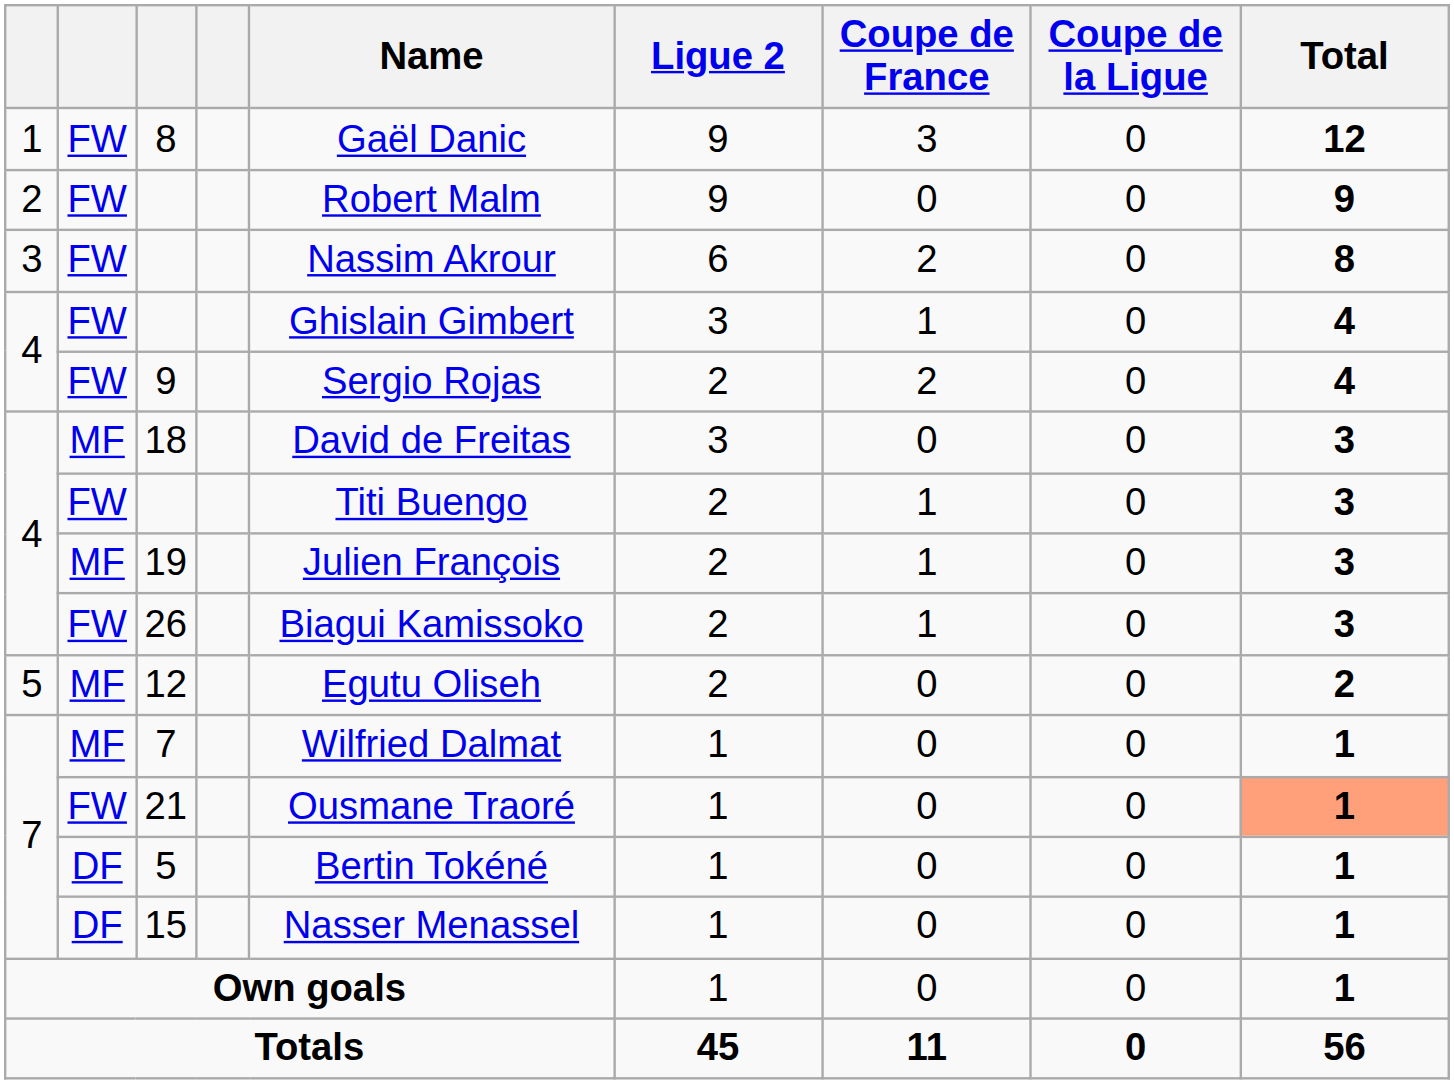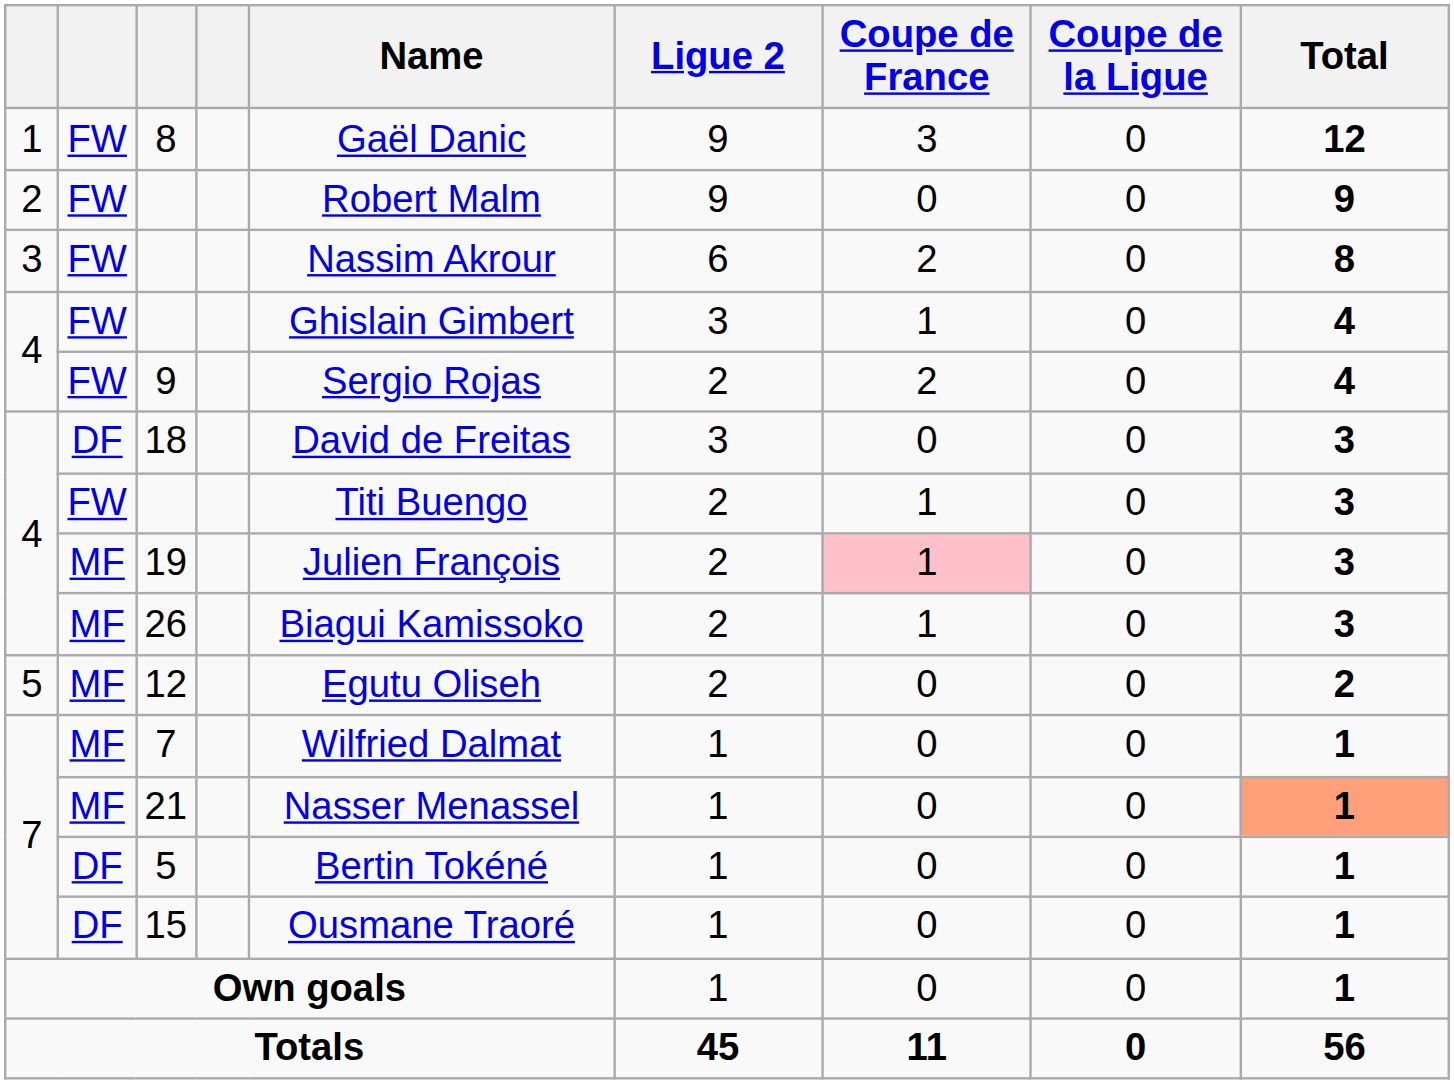(97, 441) MF -> (97, 441) DF
(927, 563) no background -> (927, 563) pink background
(97, 623) FW -> (97, 623) MF
(97, 805) FW -> (97, 805) MF
(431, 805) Ousmane Traoré -> (431, 805) Nasser Menassel
(431, 926) Nasser Menassel -> (431, 926) Ousmane Traoré
